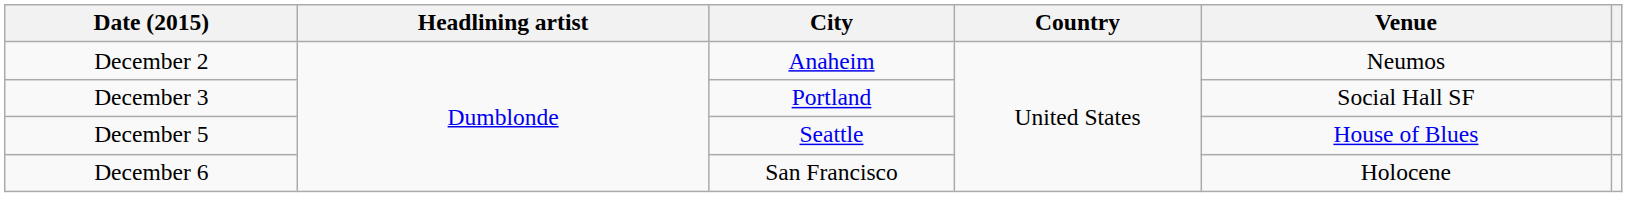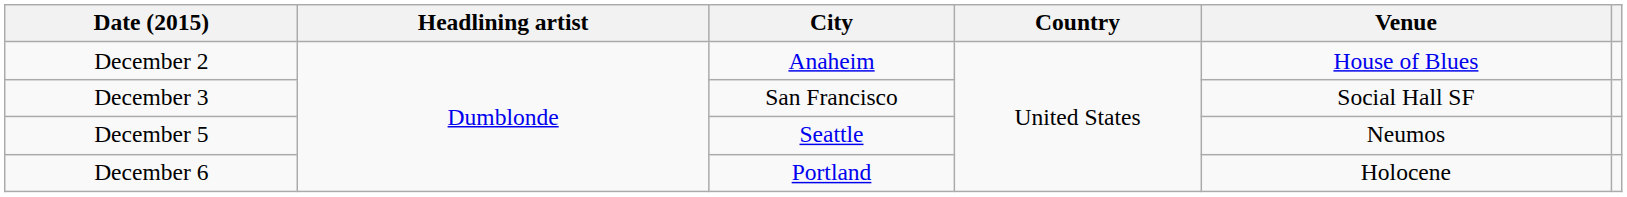(1406, 60) Neumos -> (1406, 60) House of Blues
(832, 97) Portland -> (832, 97) San Francisco
(1406, 135) House of Blues -> (1406, 135) Neumos
(832, 172) San Francisco -> (832, 172) Portland
